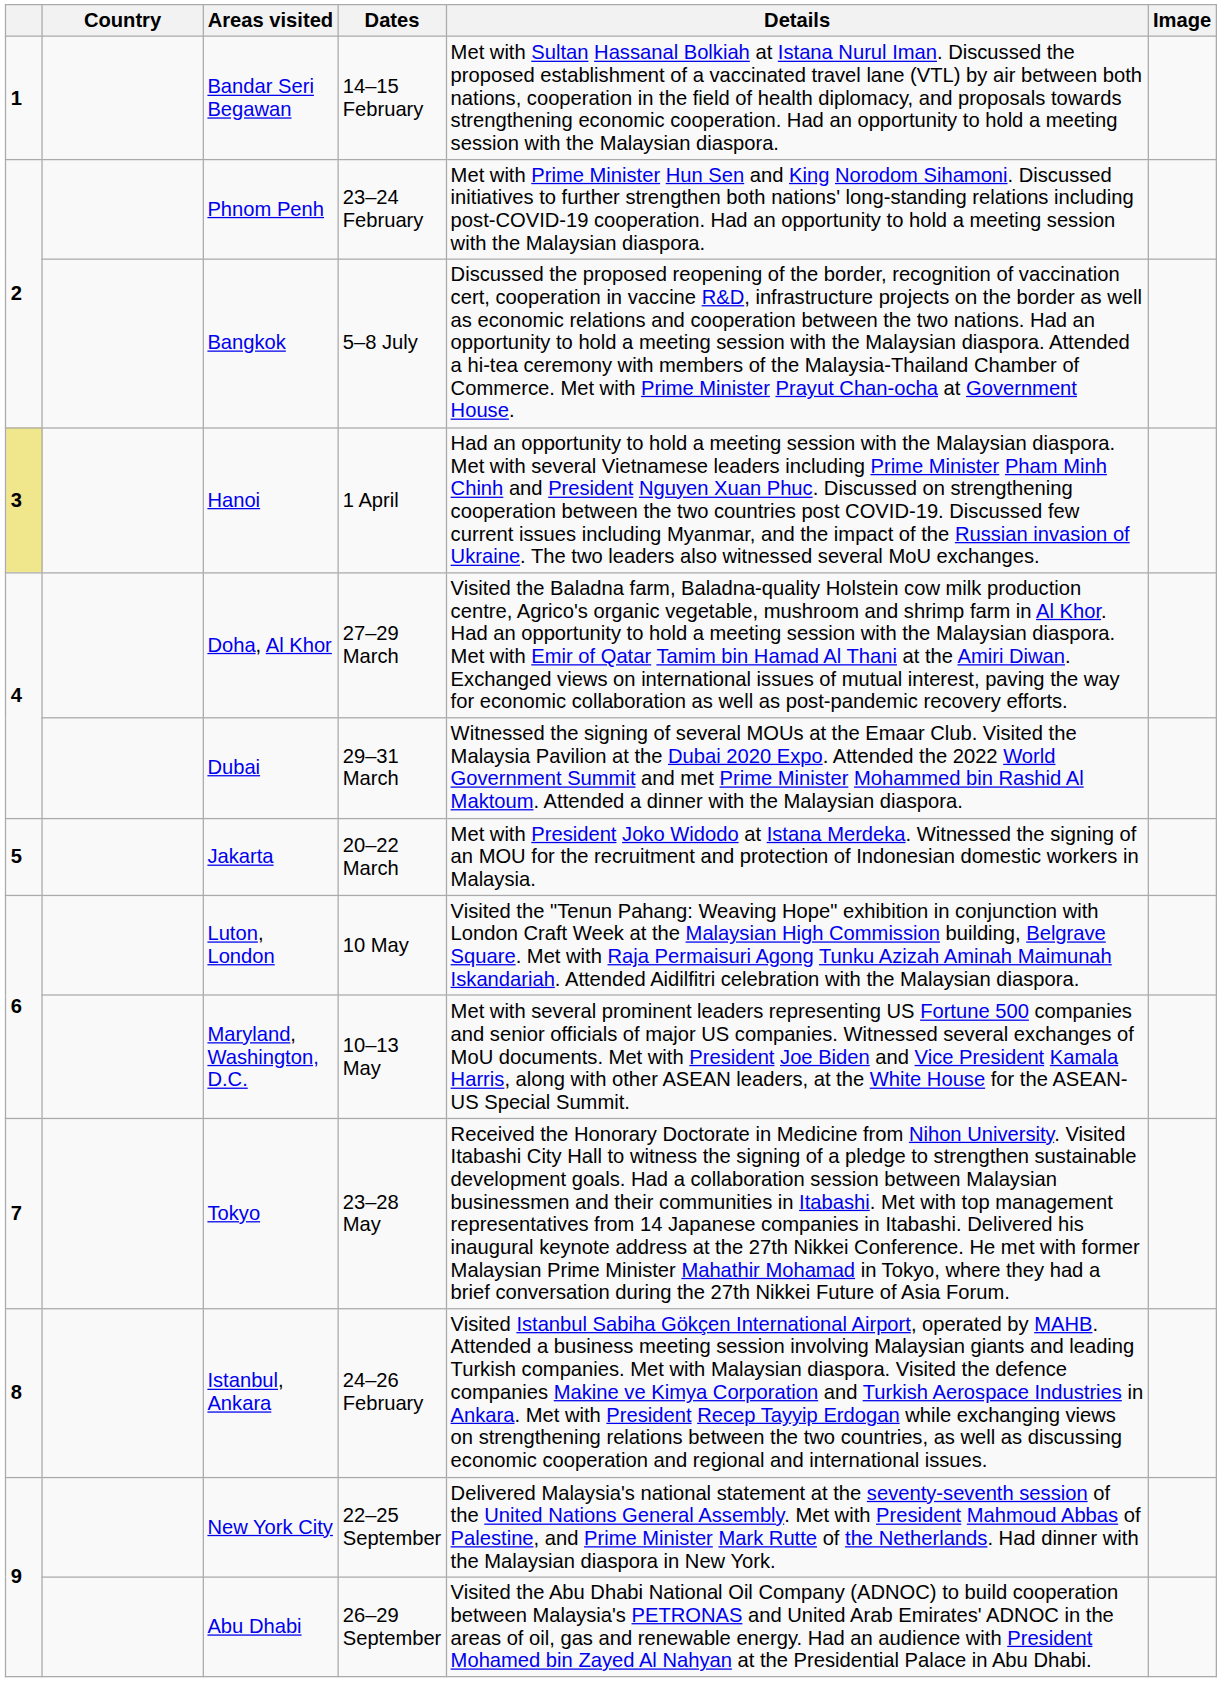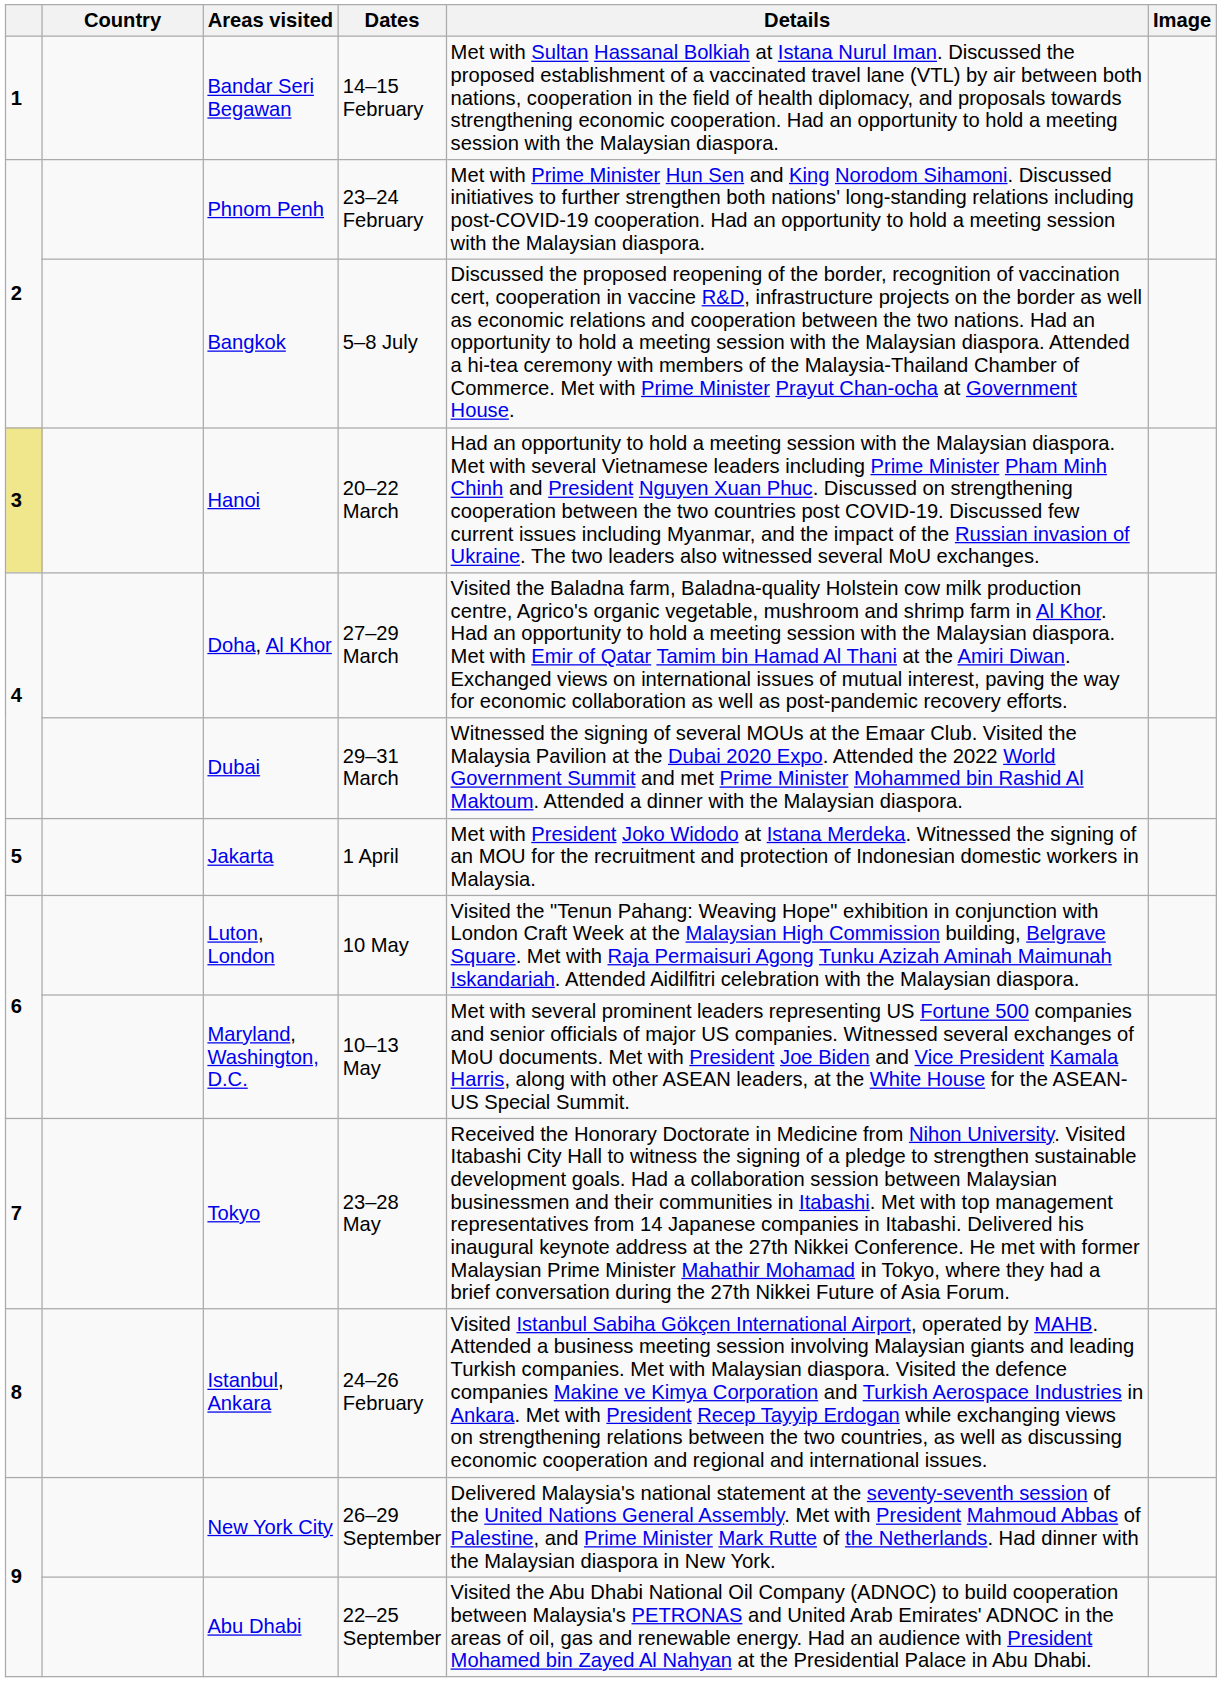(371, 499) 1 April -> (371, 499) 20–22 March
(371, 856) 20–22 March -> (371, 856) 1 April
(392, 1526) 22–25 September -> (392, 1526) 26–29 September
(392, 1626) 26–29 September -> (392, 1626) 22–25 September
